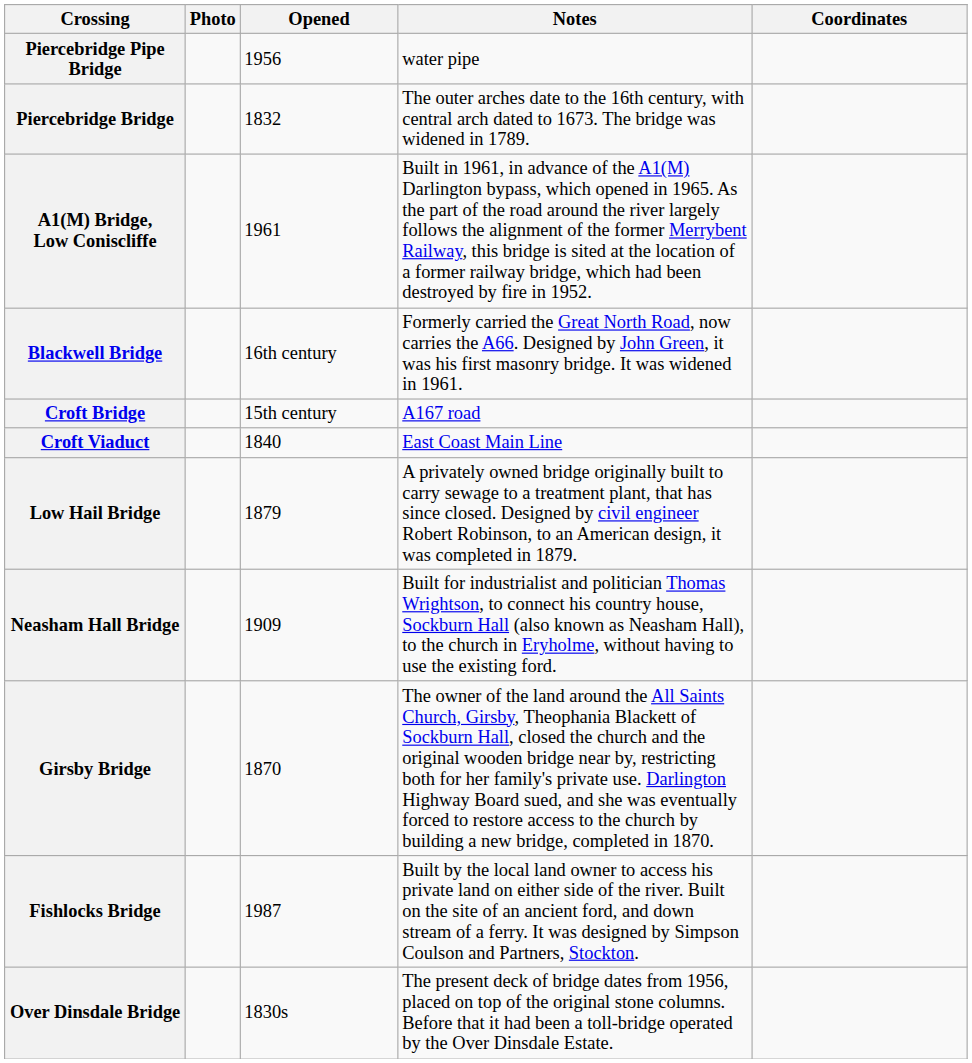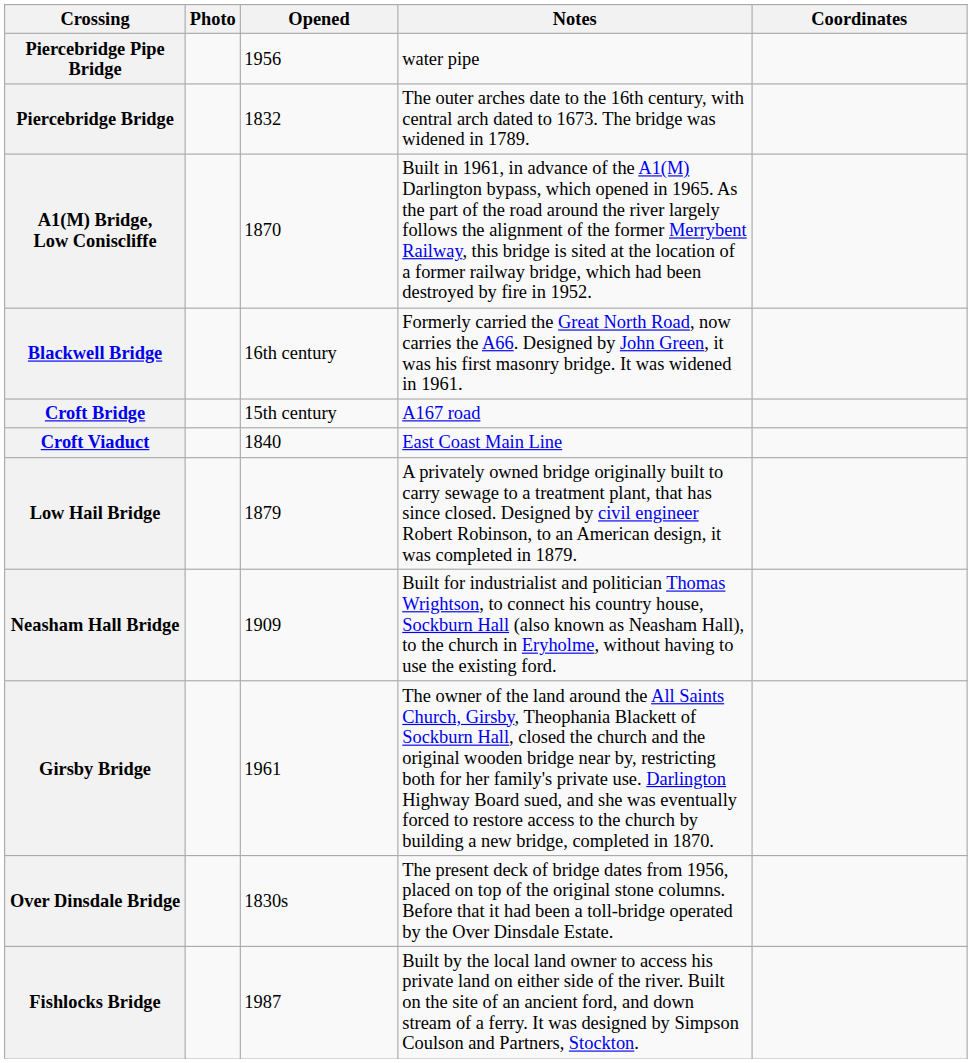(263, 230) 1961 -> (263, 230) 1870
(263, 768) 1870 -> (263, 768) 1961
rows swapped: (95, 911) <-> (95, 1012)
